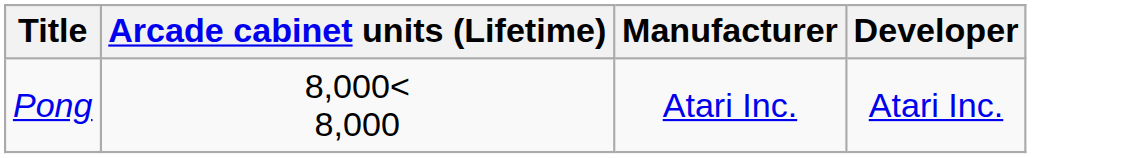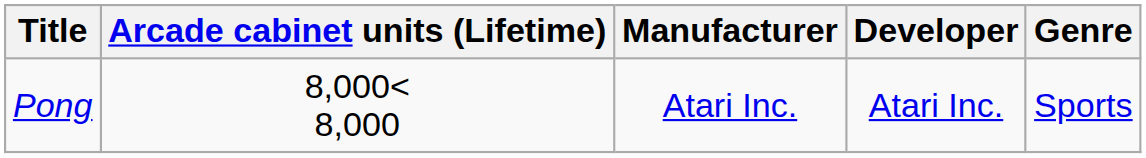+ column: (1083, 31)
